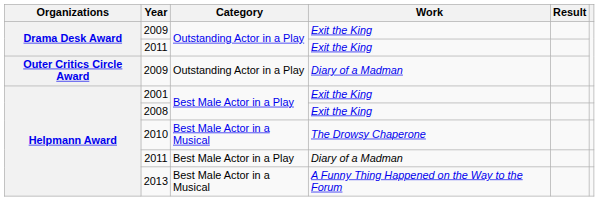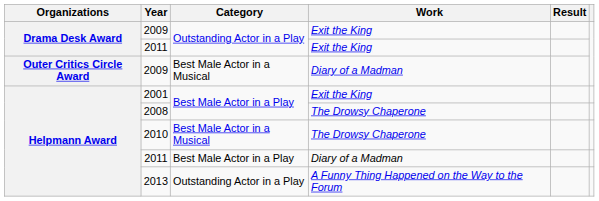(239, 71) Outstanding Actor in a Play -> (221, 71) Best Male Actor in a Musical
(342, 111) Exit the King -> (368, 111) The Drowsy Chaperone
(221, 181) Best Male Actor in a Musical -> (239, 181) Outstanding Actor in a Play
